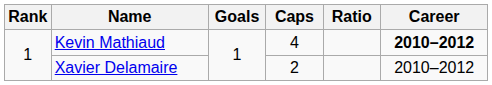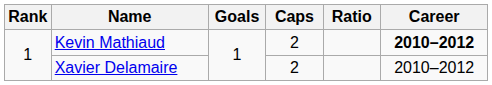(294, 42) 4 -> (294, 42) 2
